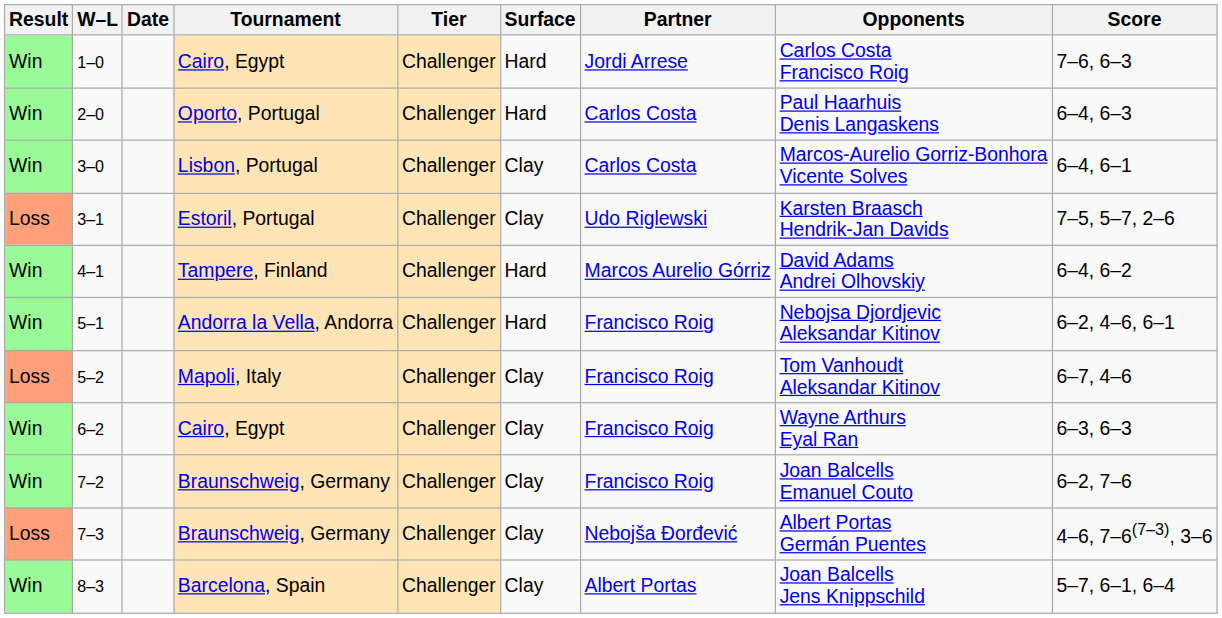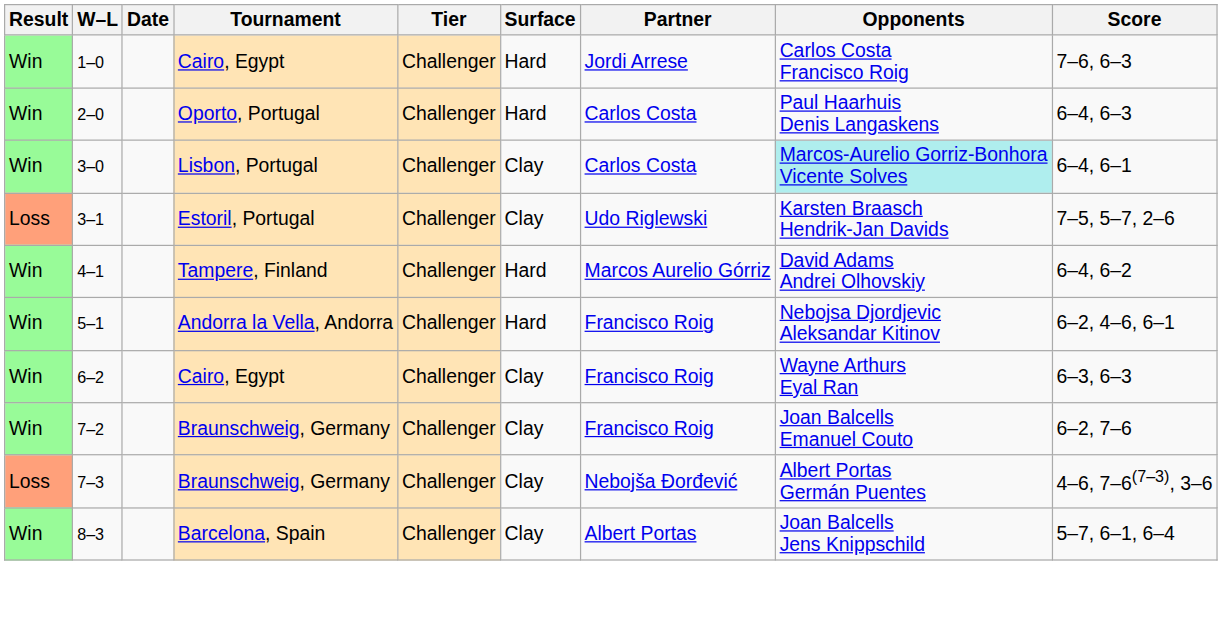(914, 166) no background -> (914, 166) paleturquoise background
- row: (91, 377)
